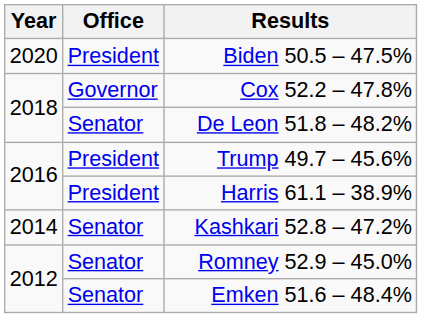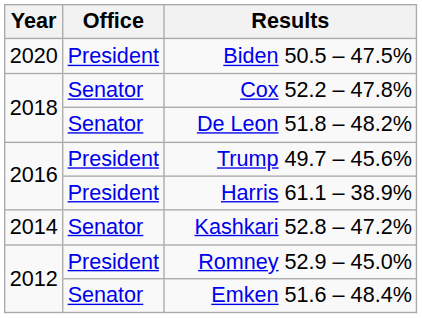(113, 90) Governor -> (105, 90) Senator
(105, 261) Senator -> (113, 261) President
